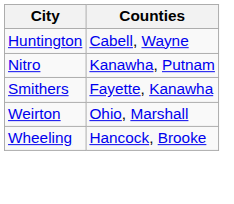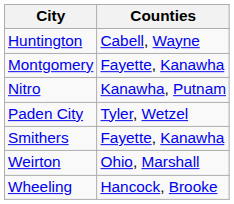+ row: (51, 65)
+ row: (46, 114)
